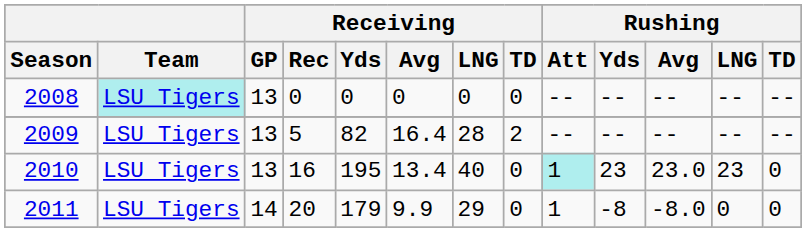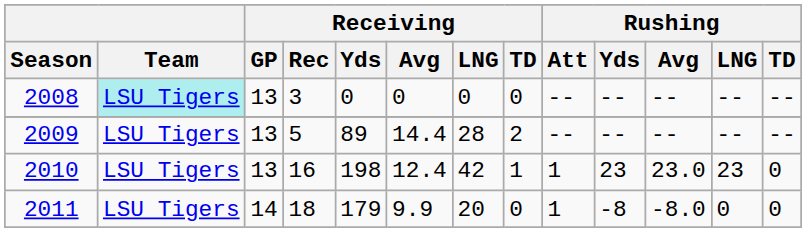(295, 98) 0 -> (295, 98) 3
(354, 135) 82 -> (354, 135) 89
(419, 135) 16.4 -> (419, 135) 14.4
(361, 172) 195 -> (361, 172) 198
(419, 172) 13.4 -> (419, 172) 12.4
(471, 172) 40 -> (471, 172) 42
(516, 172) 0 -> (516, 172) 1
(554, 172) paleturquoise background -> (554, 172) no background
(302, 209) 20 -> (302, 209) 18
(471, 209) 29 -> (471, 209) 20
